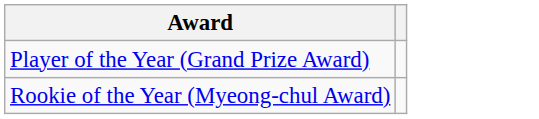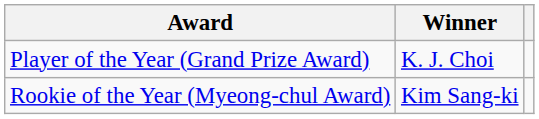+ column: (460, 22)
